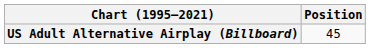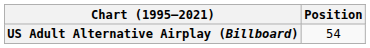(333, 34) 45 -> (333, 34) 54
